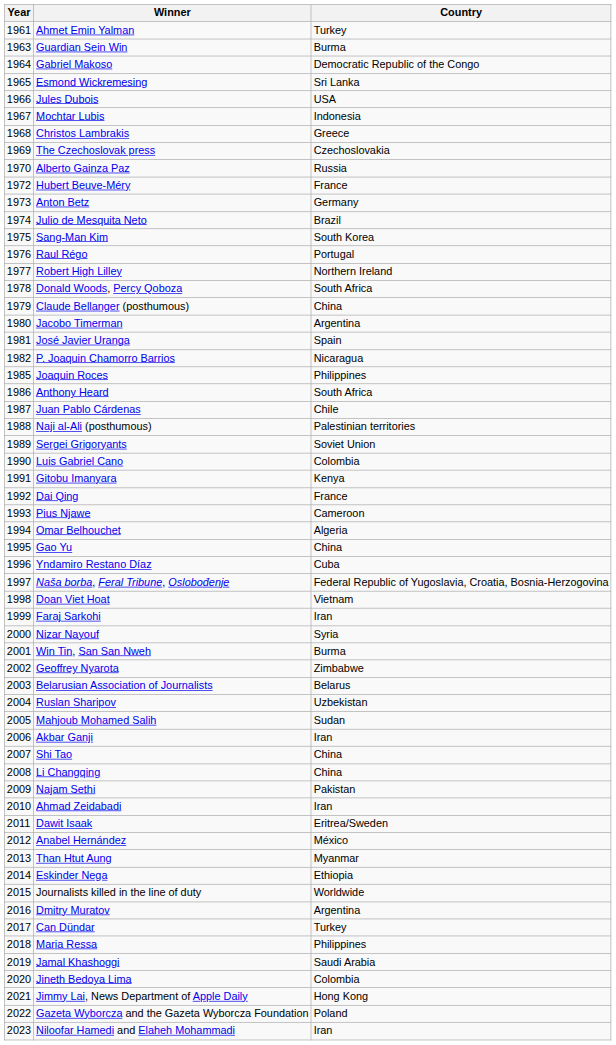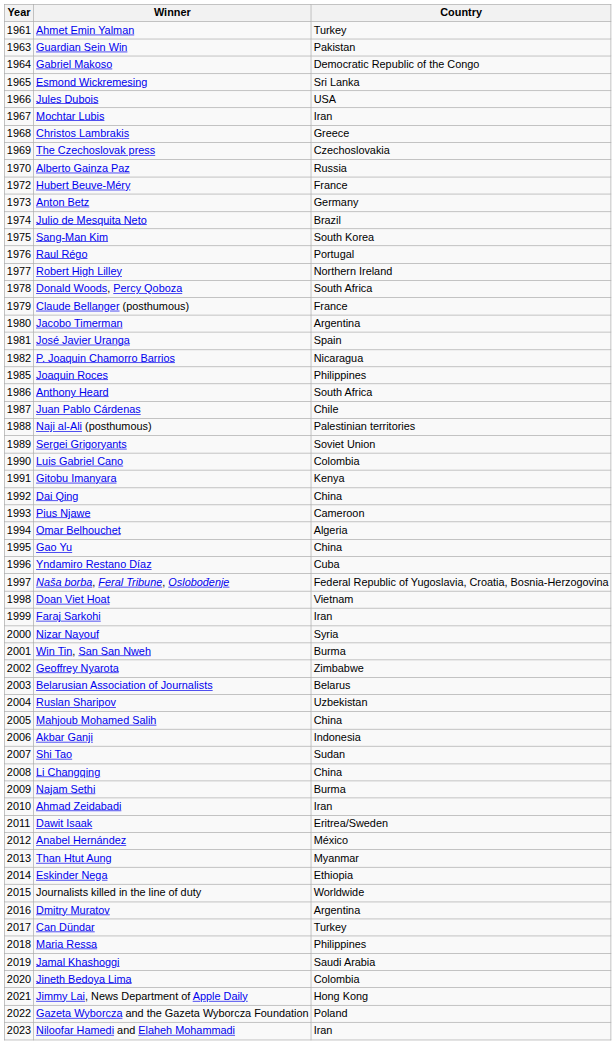(330, 47) Burma -> (335, 47) Pakistan
(337, 116) Indonesia -> (323, 116) Iran
(328, 306) China -> (331, 306) France
(331, 496) France -> (328, 496) China
(329, 720) Sudan -> (328, 720) China
(323, 737) Iran -> (337, 737) Indonesia
(328, 755) China -> (329, 755) Sudan
(335, 789) Pakistan -> (330, 789) Burma
